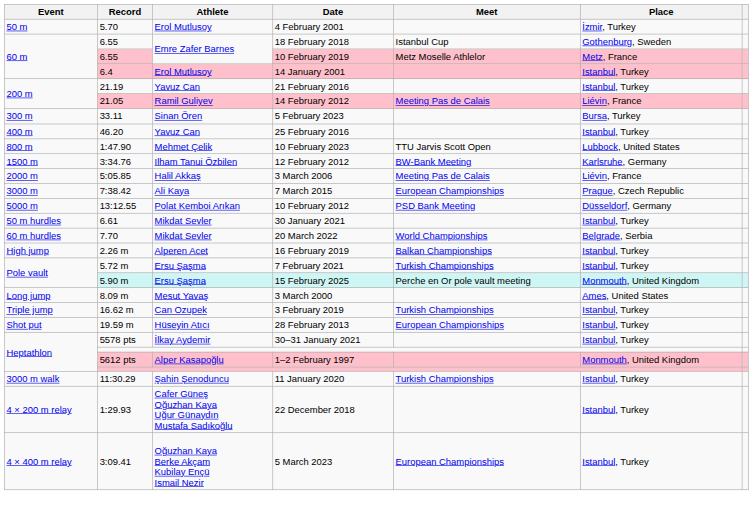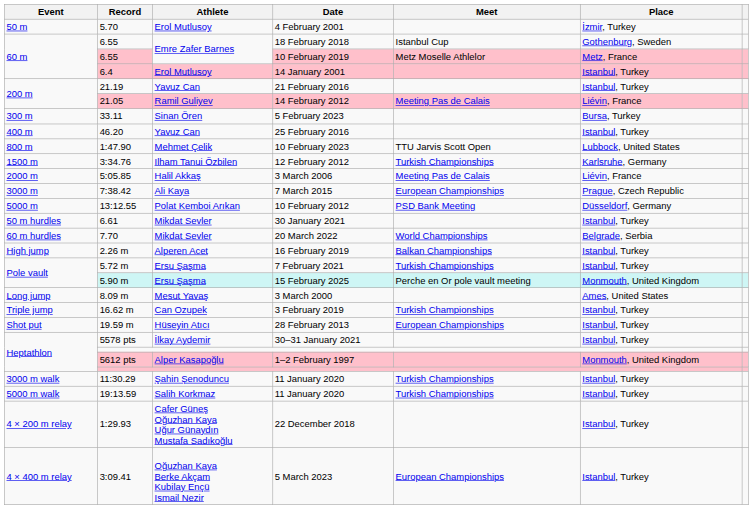(433, 161) BW-Bank Meeting -> (445, 161) Turkish Championships
+ row: (118, 394)
